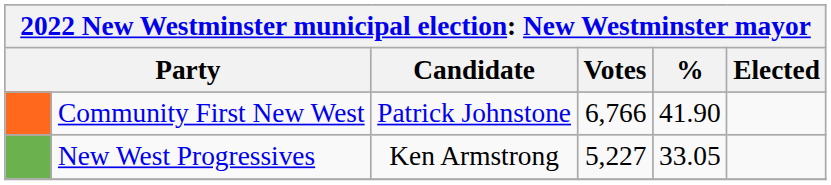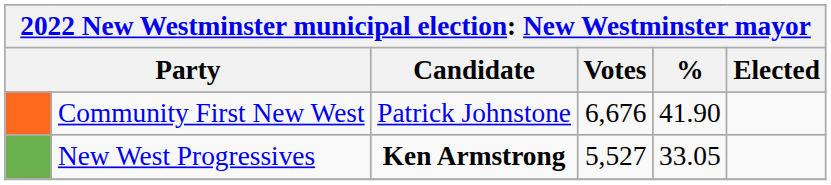(616, 112) 6,766 -> (616, 112) 6,676
(474, 156) normal -> (474, 156) bold
(616, 156) 5,227 -> (616, 156) 5,527
